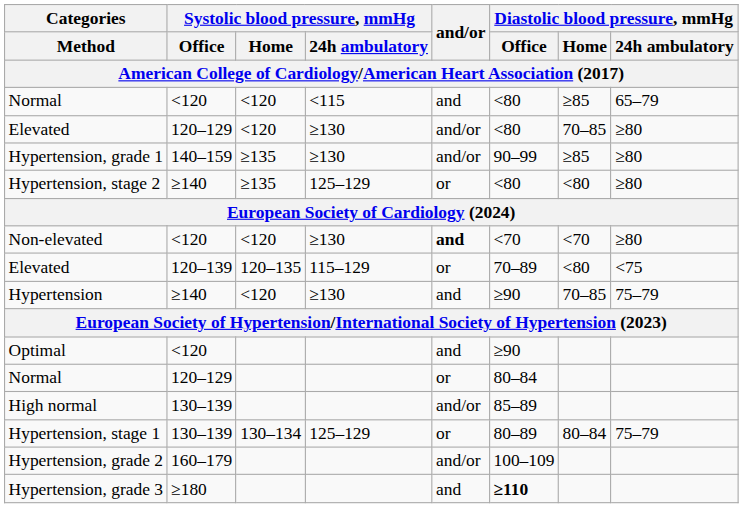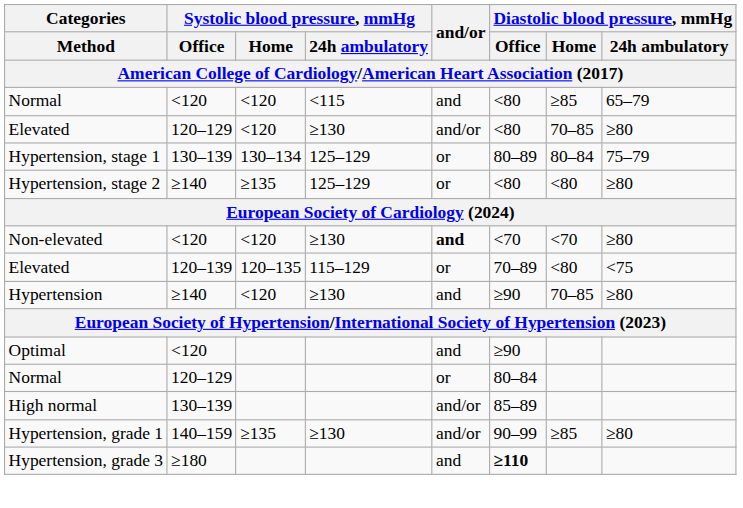rows swapped: (84, 433) <-> (86, 156)
(637, 294) 75–79 -> (619, 294) ≥80
- row: (86, 460)
